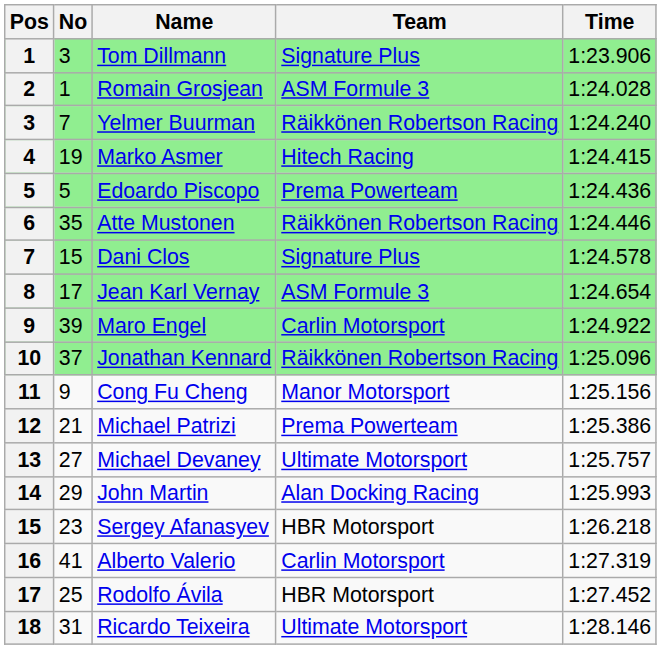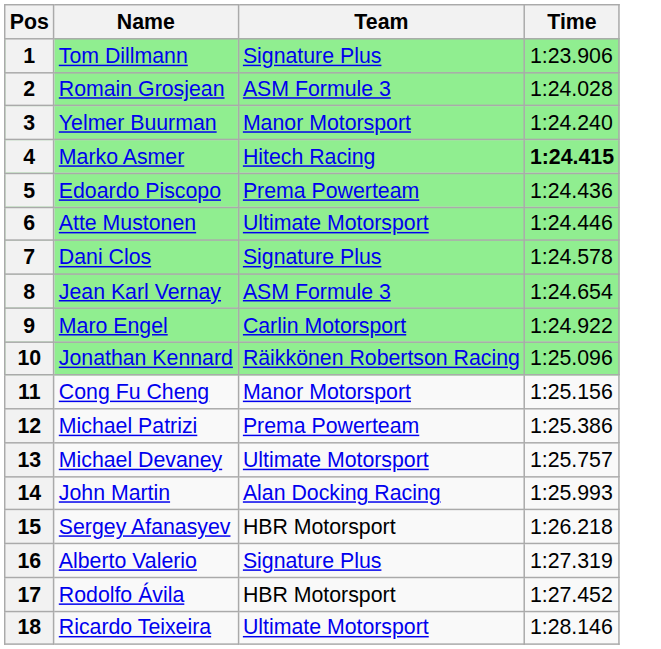- column: (73, 22)
(420, 123) Räikkönen Robertson Racing -> (327, 123) Manor Motorsport
(610, 157) normal -> (572, 157) bold
(420, 224) Räikkönen Robertson Racing -> (336, 224) Ultimate Motorsport
(363, 561) Carlin Motorsport -> (312, 561) Signature Plus
